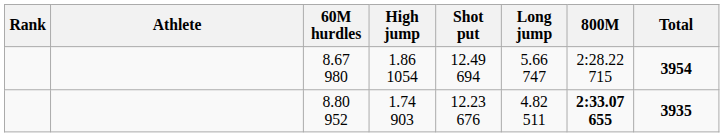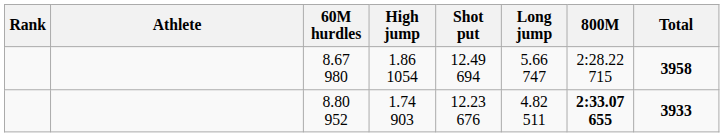(676, 68) 3954 -> (676, 68) 3958
(676, 110) 3935 -> (676, 110) 3933
